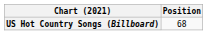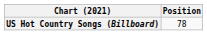(182, 24) 68 -> (182, 24) 78
